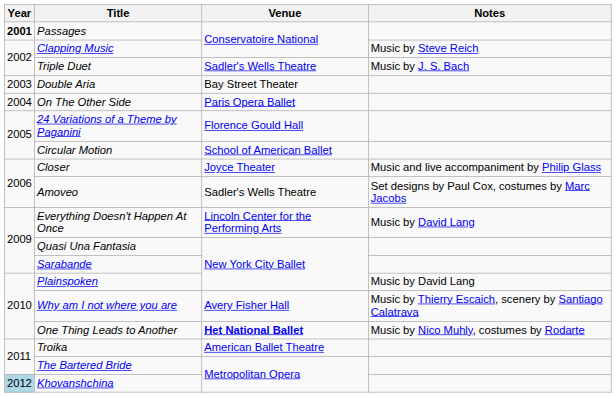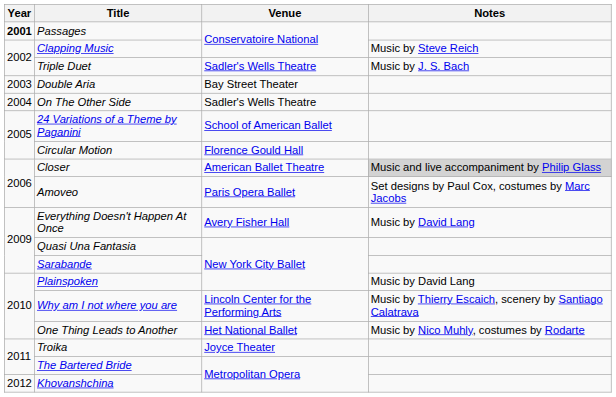(250, 102) Paris Opera Ballet -> (260, 102) Sadler's Wells Theatre
(254, 126) Florence Gould Hall -> (268, 126) School of American Ballet
(268, 150) School of American Ballet -> (254, 150) Florence Gould Hall
(240, 168) Joyce Theater -> (264, 168) American Ballet Theatre
(486, 168) no background -> (486, 168) lightgrey background
(260, 192) Sadler's Wells Theatre -> (250, 192) Paris Opera Ballet
(258, 222) Lincoln Center for the Performing Arts -> (247, 222) Avery Fisher Hall
(247, 306) Avery Fisher Hall -> (258, 306) Lincoln Center for the Performing Arts
(254, 330) bold -> (251, 330) normal
(264, 347) American Ballet Theatre -> (240, 347) Joyce Theater
(19, 383) lightblue background -> (19, 383) no background
